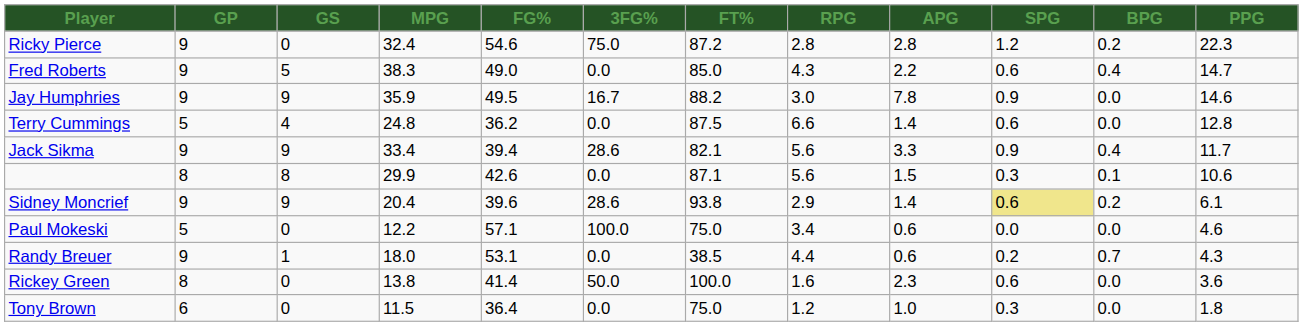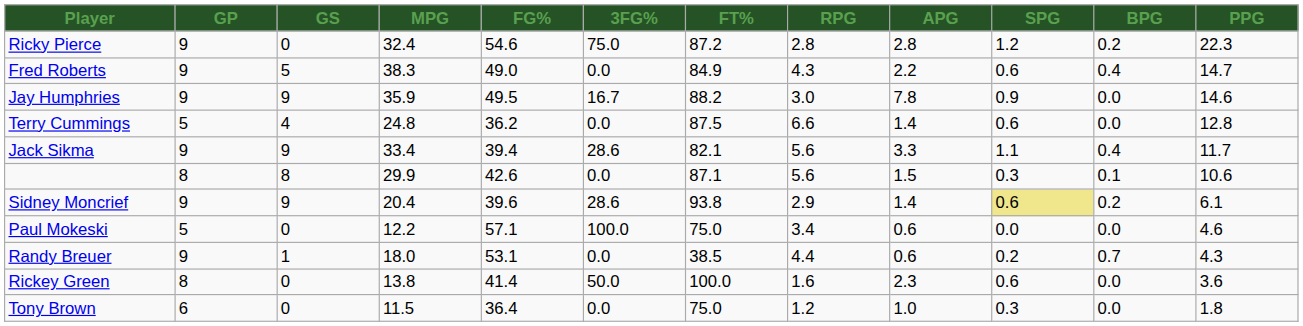(705, 71) 85.0 -> (705, 71) 84.9
(1007, 150) 0.9 -> (1007, 150) 1.1
